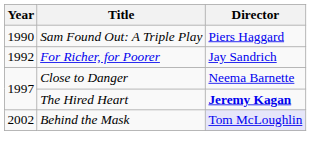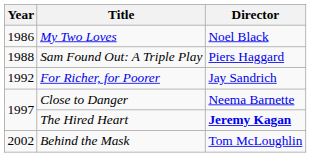+ row: (78, 36)
(21, 36) 1990 -> (21, 57) 1988
(255, 120) lavender background -> (255, 141) no background
